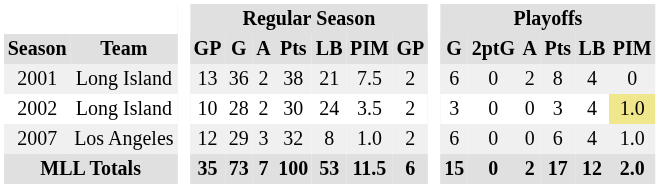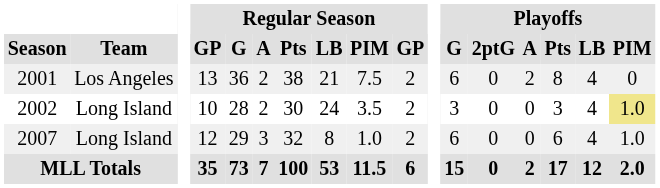(124, 78) Long Island -> (124, 78) Los Angeles
(124, 138) Los Angeles -> (124, 138) Long Island
